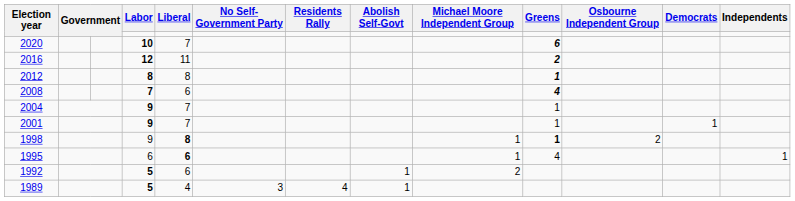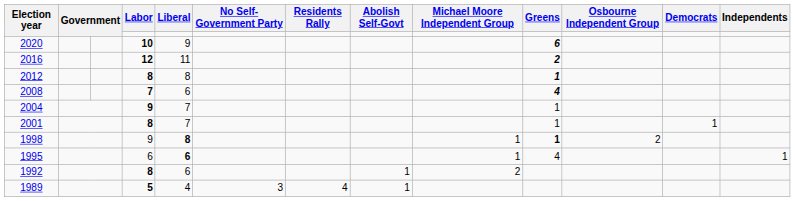(188, 44) 7 -> (188, 44) 9
(150, 124) 9 -> (150, 124) 8
(150, 172) 5 -> (150, 172) 8
